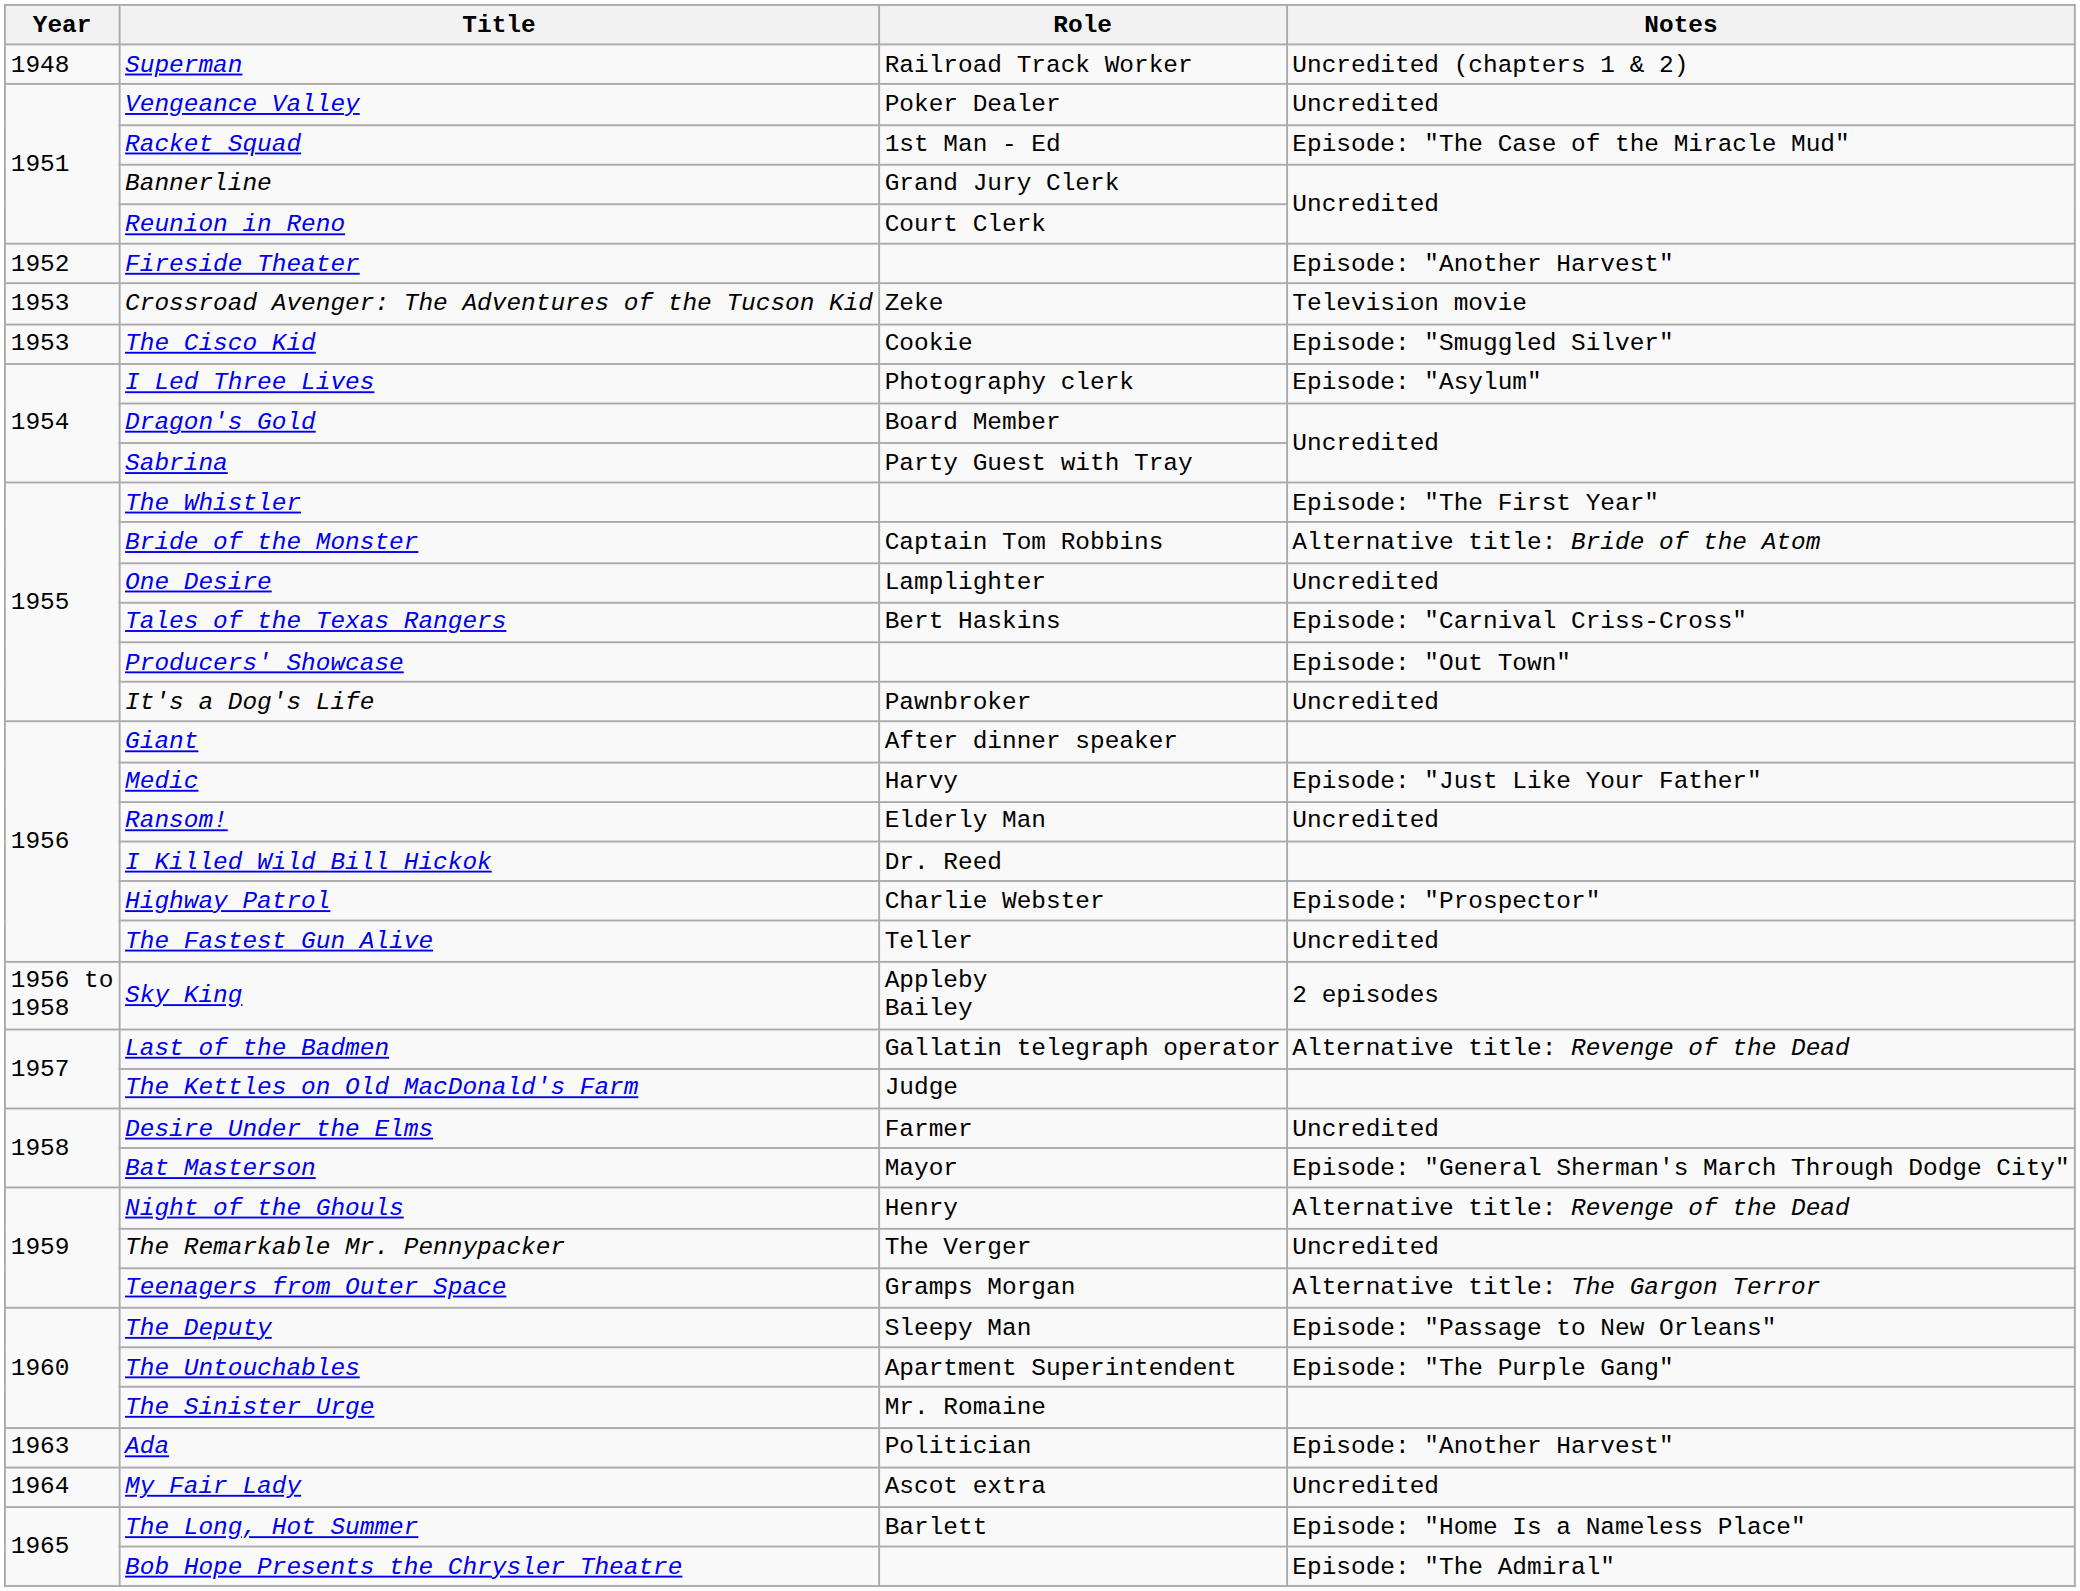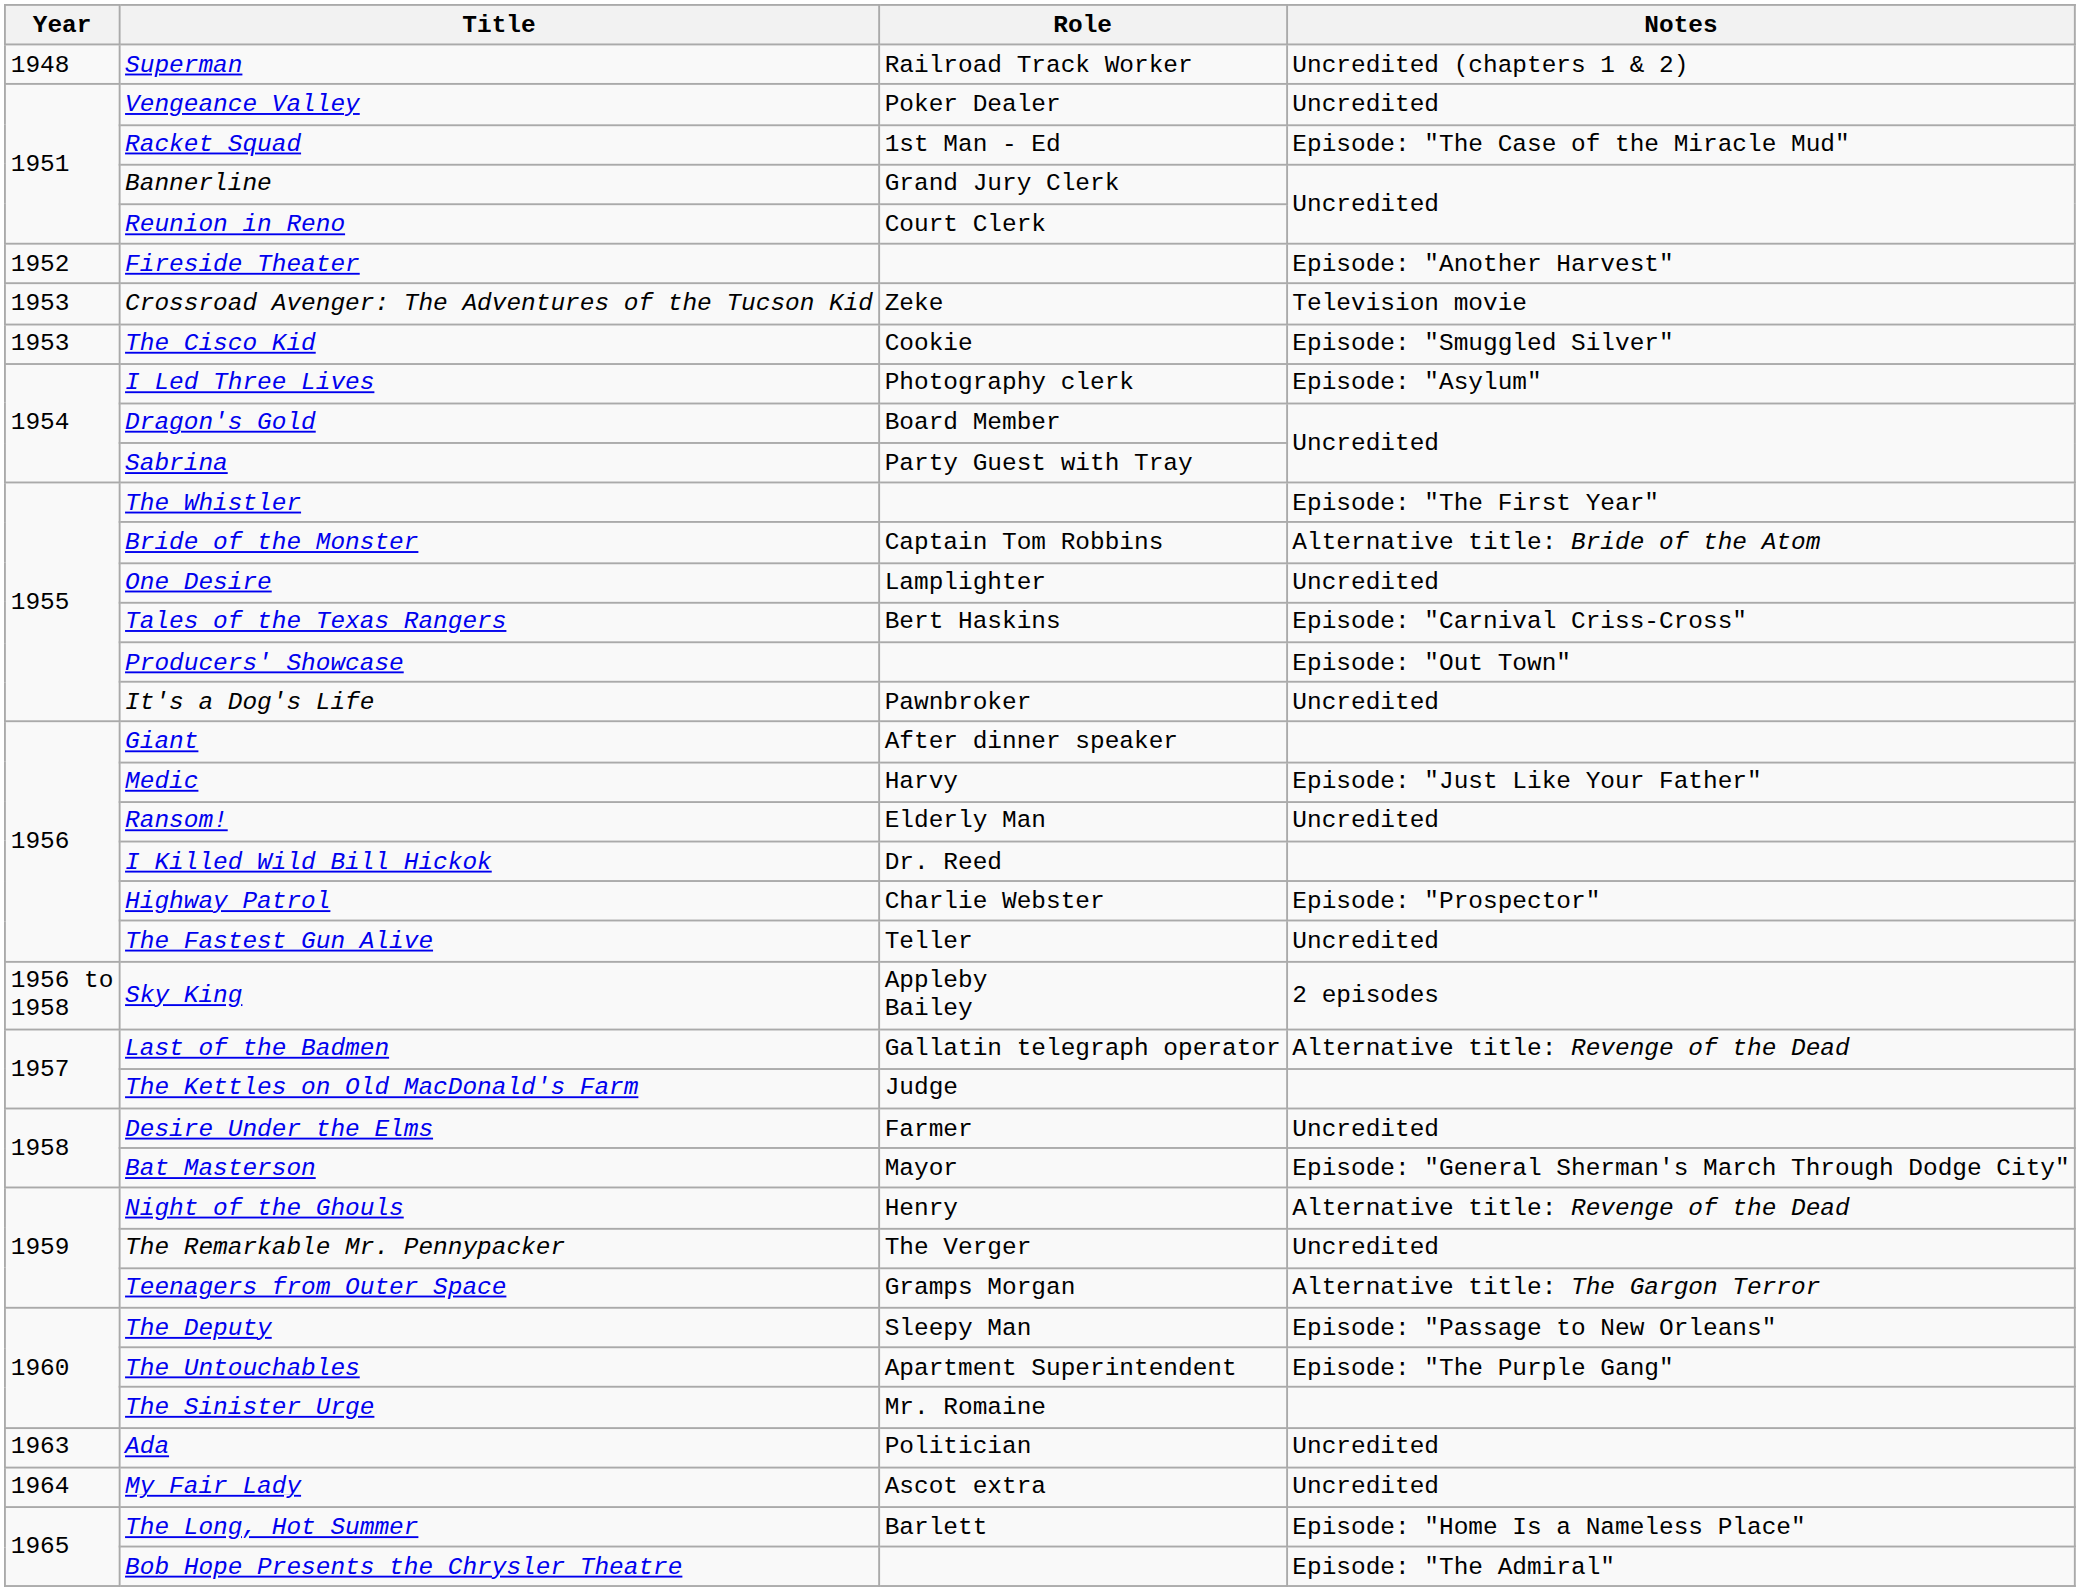(1483, 1447) Episode: "Another Harvest" -> (1366, 1447) Uncredited
